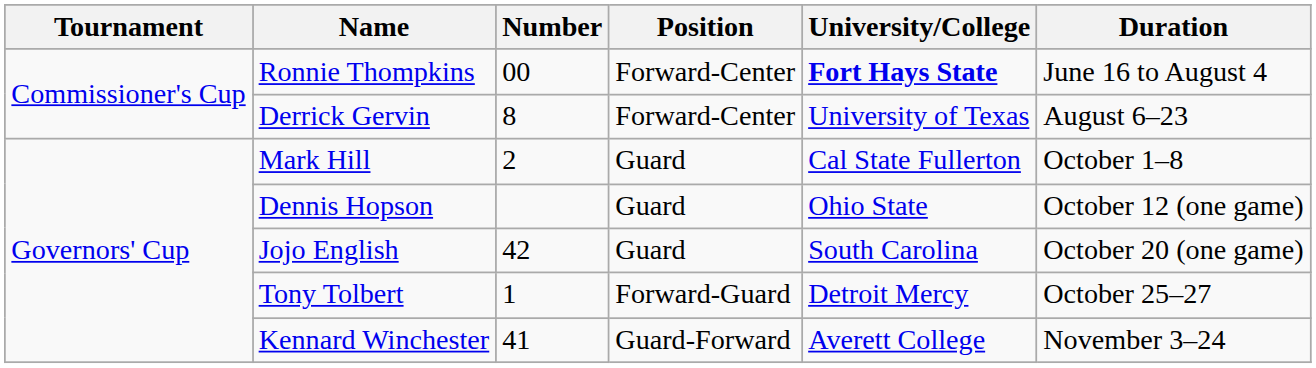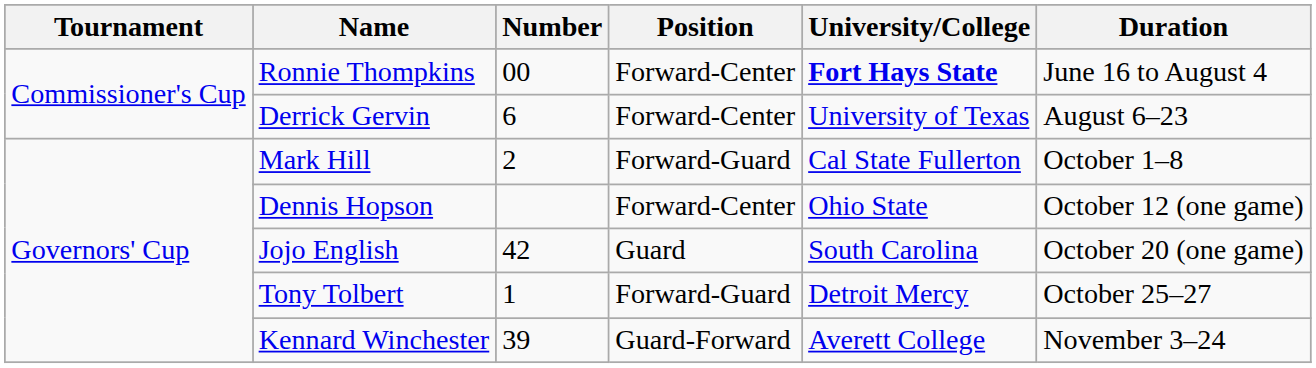(509, 116) 8 -> (509, 116) 6
(651, 160) Guard -> (703, 160) Forward-Guard
(651, 205) Guard -> (705, 205) Forward-Center
(516, 339) 41 -> (516, 339) 39
